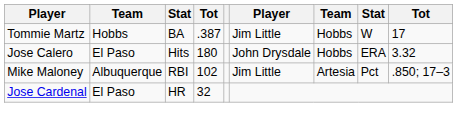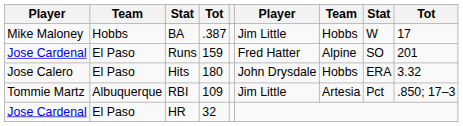(46, 33) Tommie Martz -> (45, 33) Mike Maloney
+ row: (182, 53)
(45, 72) Mike Maloney -> (46, 92) Tommie Martz
(207, 72) 102 -> (213, 92) 109
